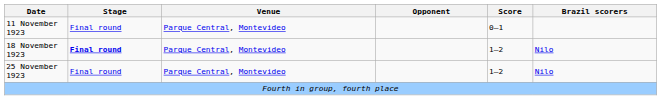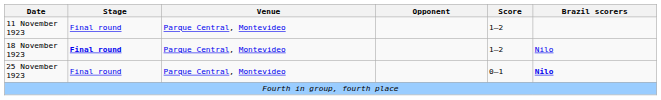(496, 28) 0–1 -> (496, 28) 1–2
(496, 71) 1–2 -> (496, 71) 0–1
(544, 71) normal -> (544, 71) bold
